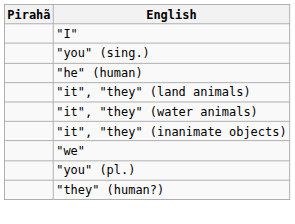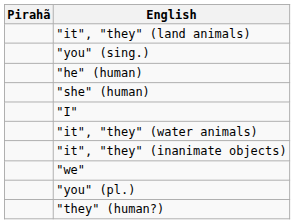rows swapped: (67, 34) <-> (153, 92)
+ row: (103, 92)
